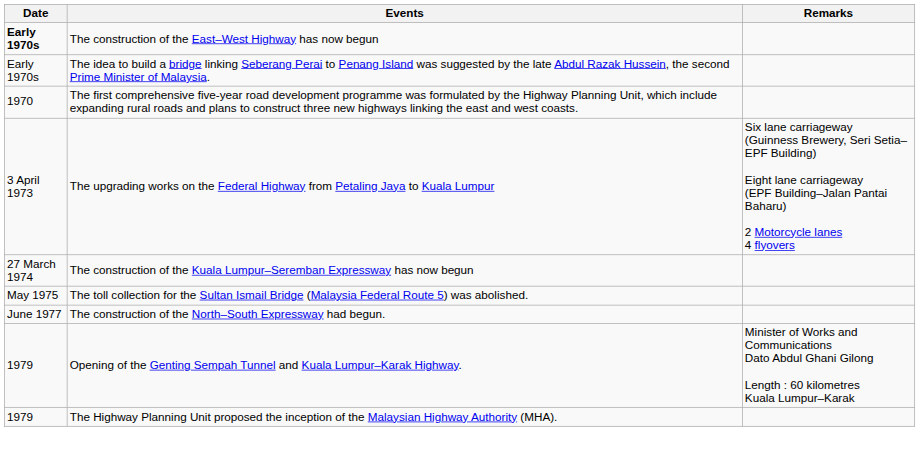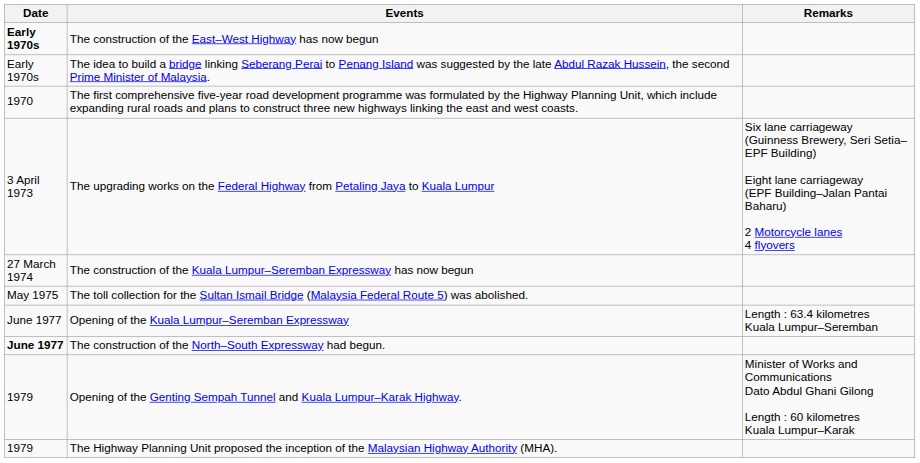+ row: (209, 320)
(34, 314) normal -> (35, 345) bold
